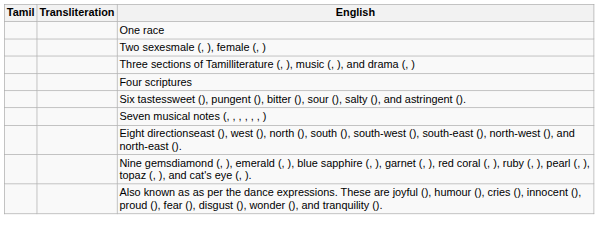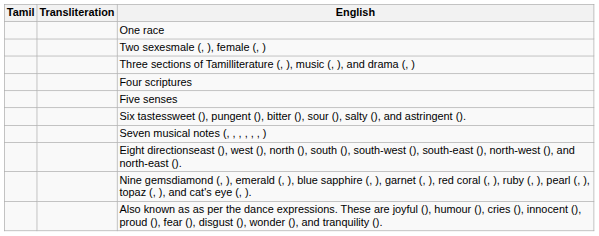+ row: (148, 99)
